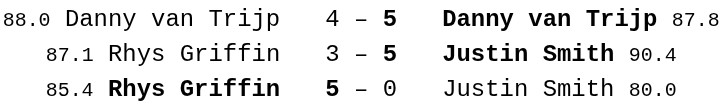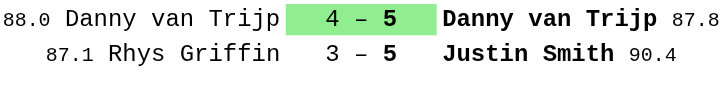(361, 20) no background -> (361, 20) lightgreen background
- row: (163, 90)
